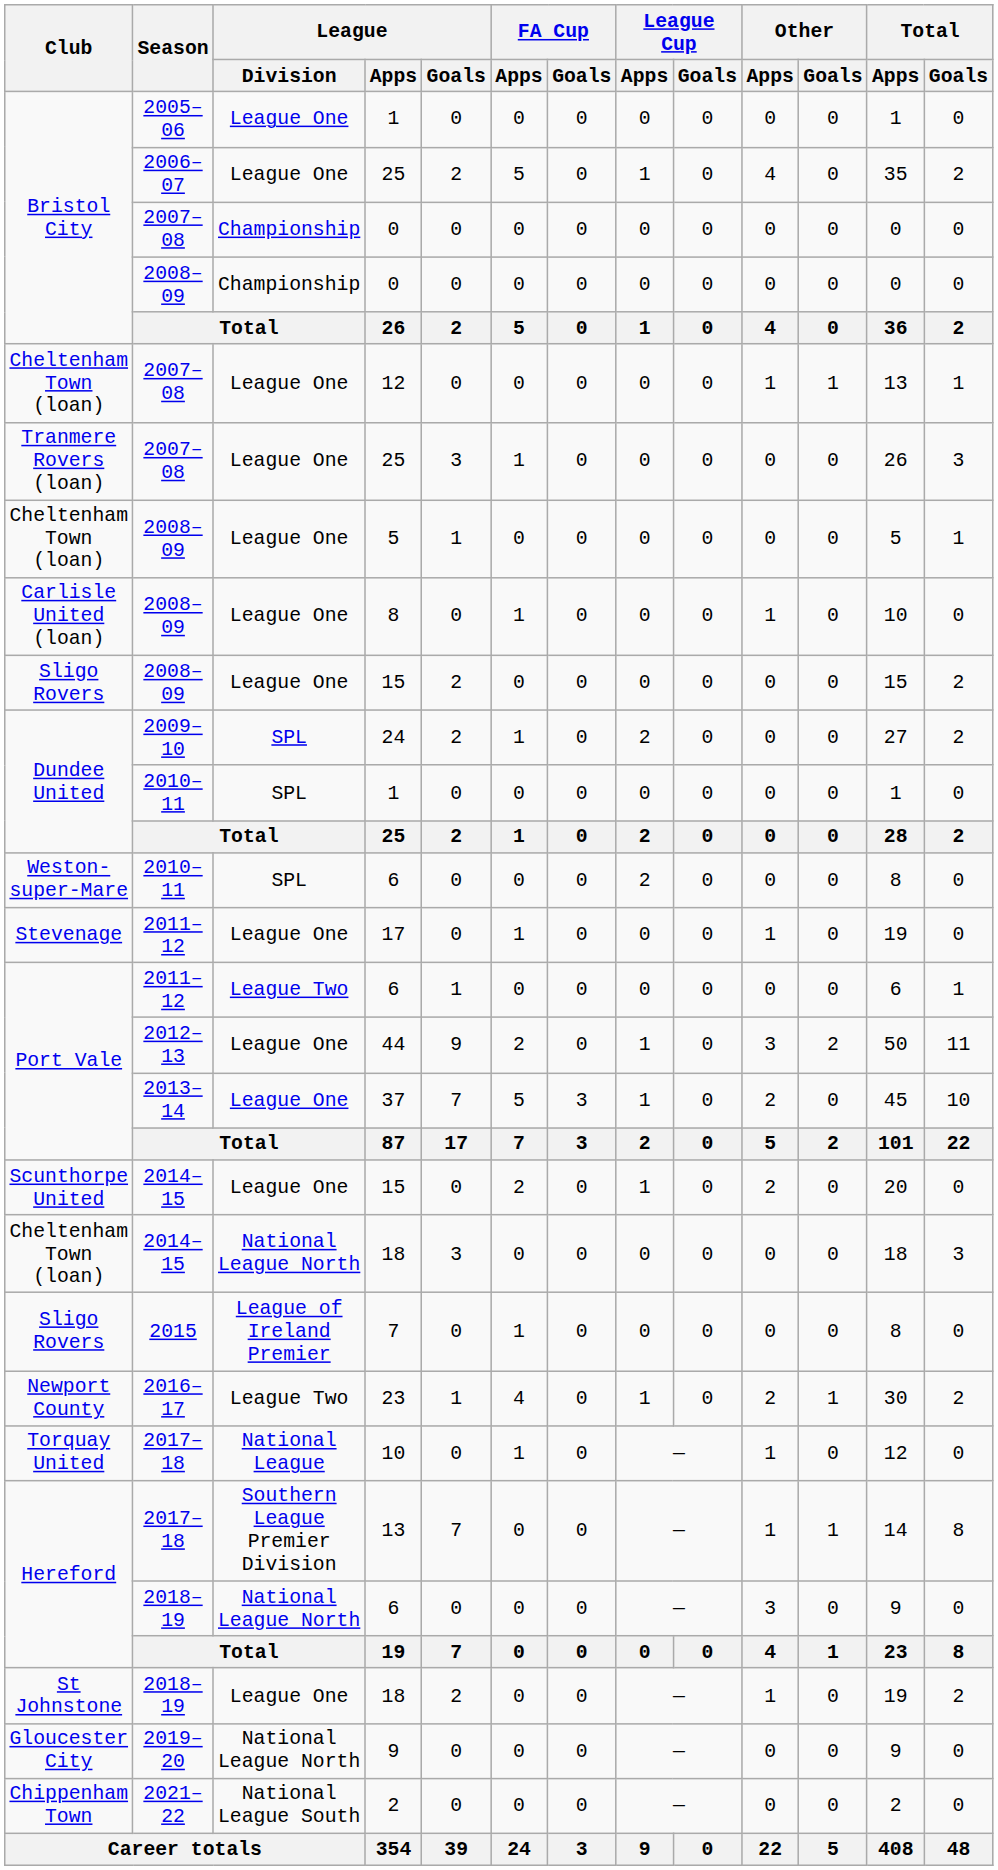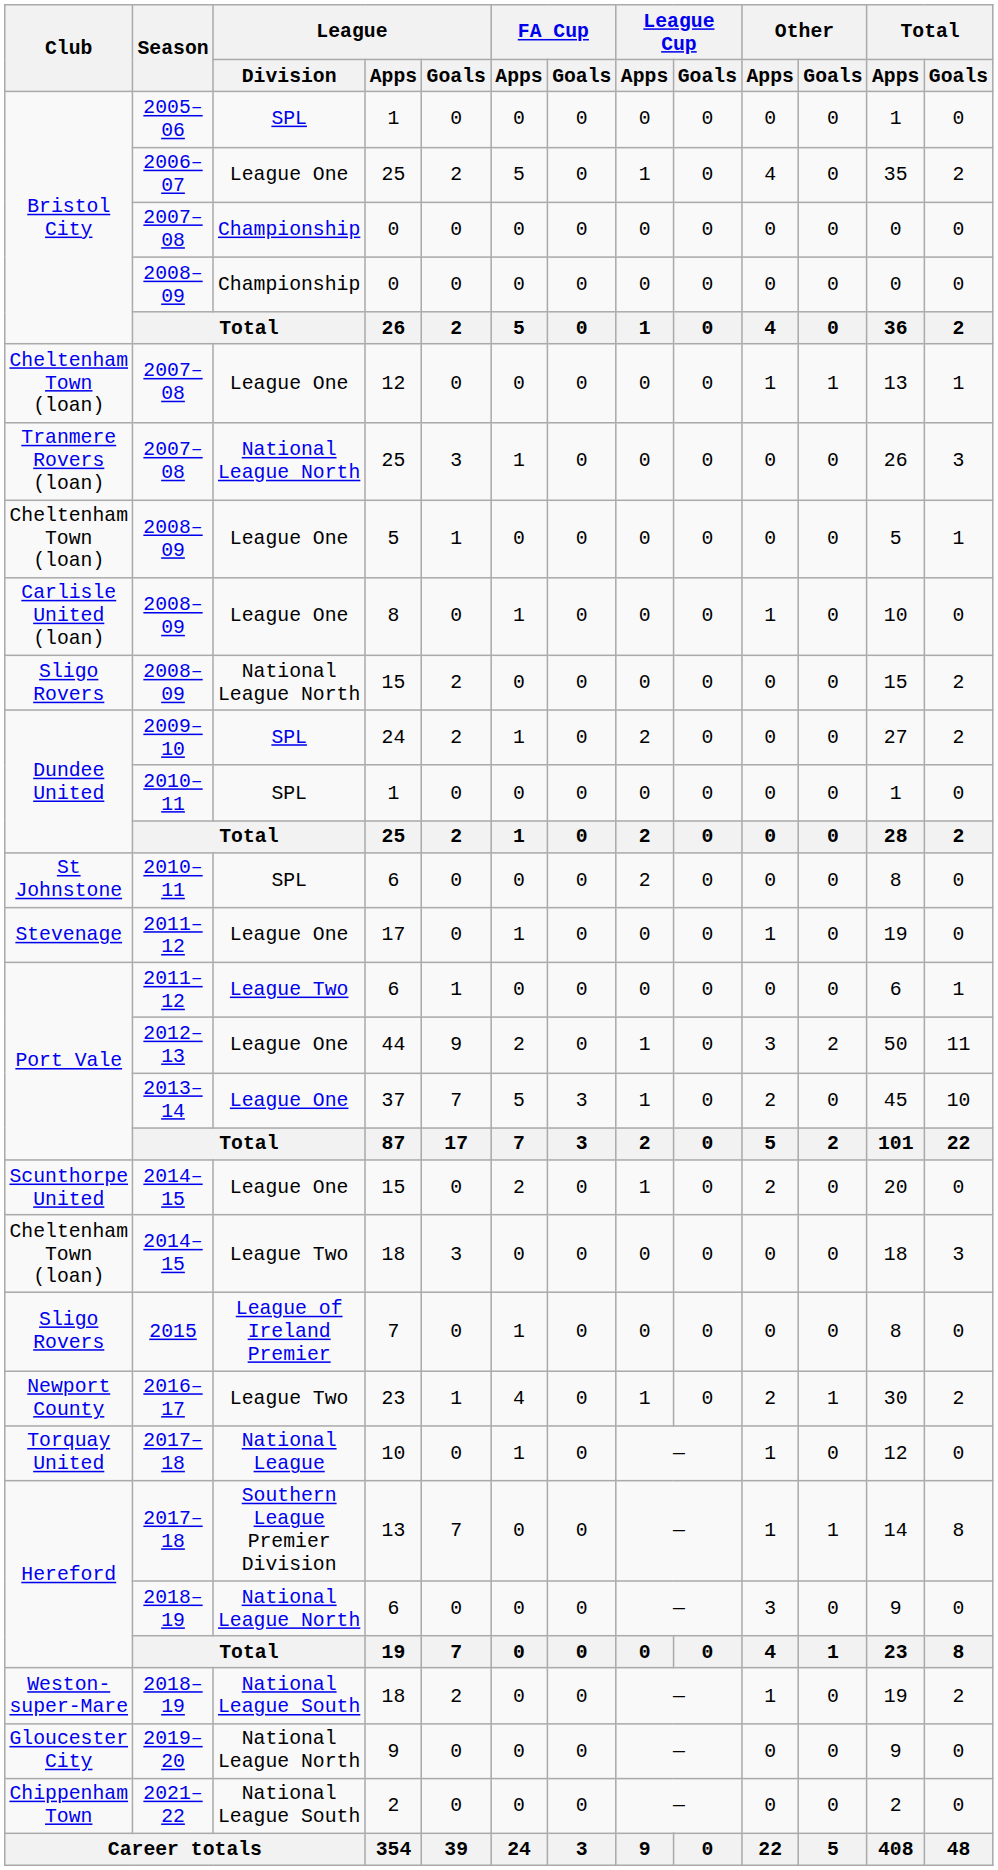(289, 119) League One -> (289, 119) SPL
(289, 461) League One -> (289, 461) National League North
(289, 683) League One -> (289, 683) National League North
(69, 880) Weston-super-Mare -> (69, 880) St Johnstone
(289, 1254) National League North -> (289, 1254) League Two
(69, 1696) St Johnstone -> (69, 1696) Weston-super-Mare
(289, 1696) League One -> (289, 1696) National League South
